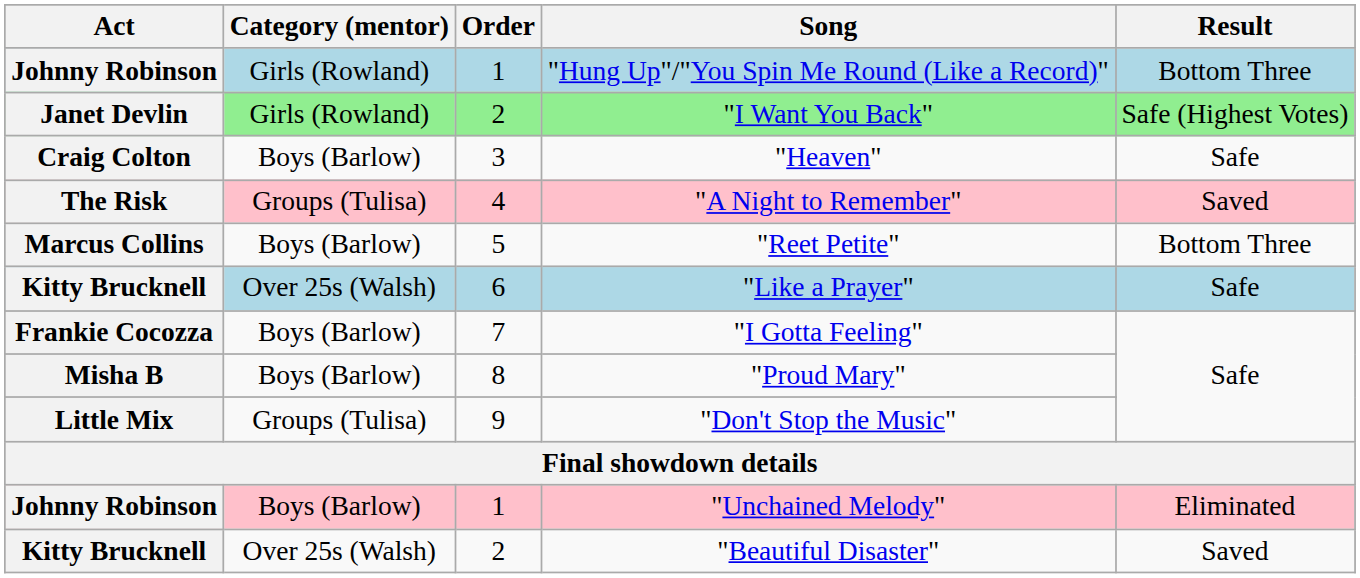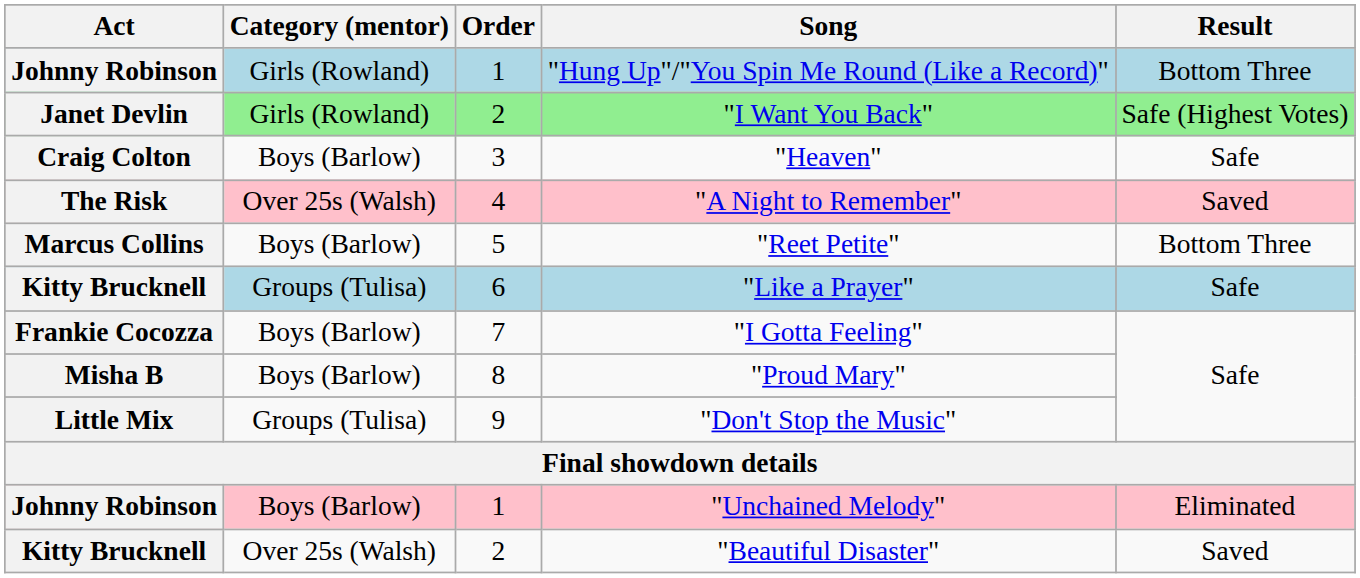(339, 200) Groups (Tulisa) -> (339, 200) Over 25s (Walsh)
(339, 288) Over 25s (Walsh) -> (339, 288) Groups (Tulisa)
